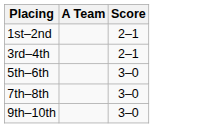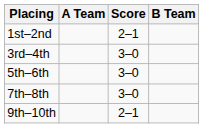+ column: (174, 14)
(128, 53) 2–1 -> (128, 53) 3–0
(128, 113) 3–0 -> (128, 113) 2–1
